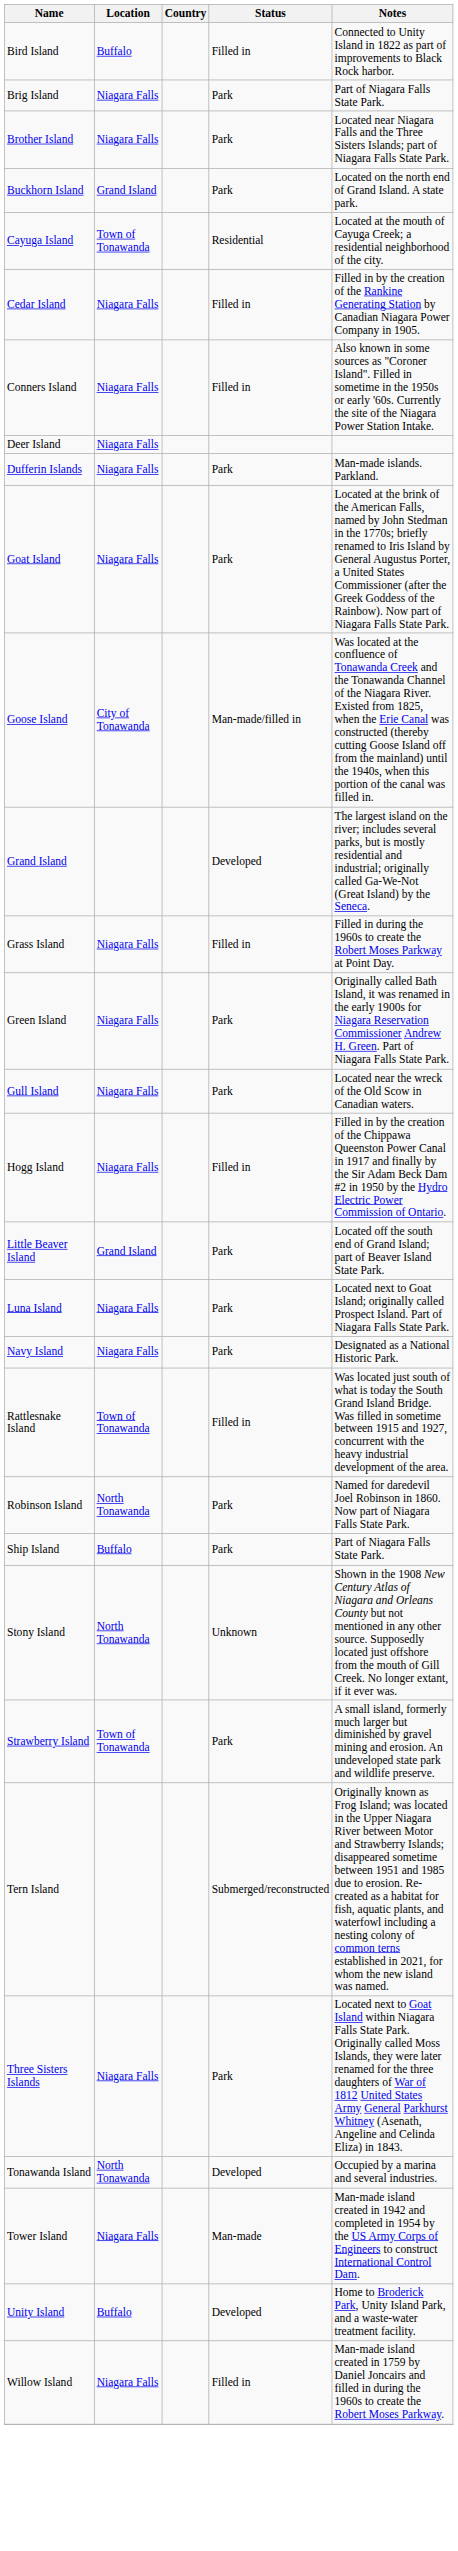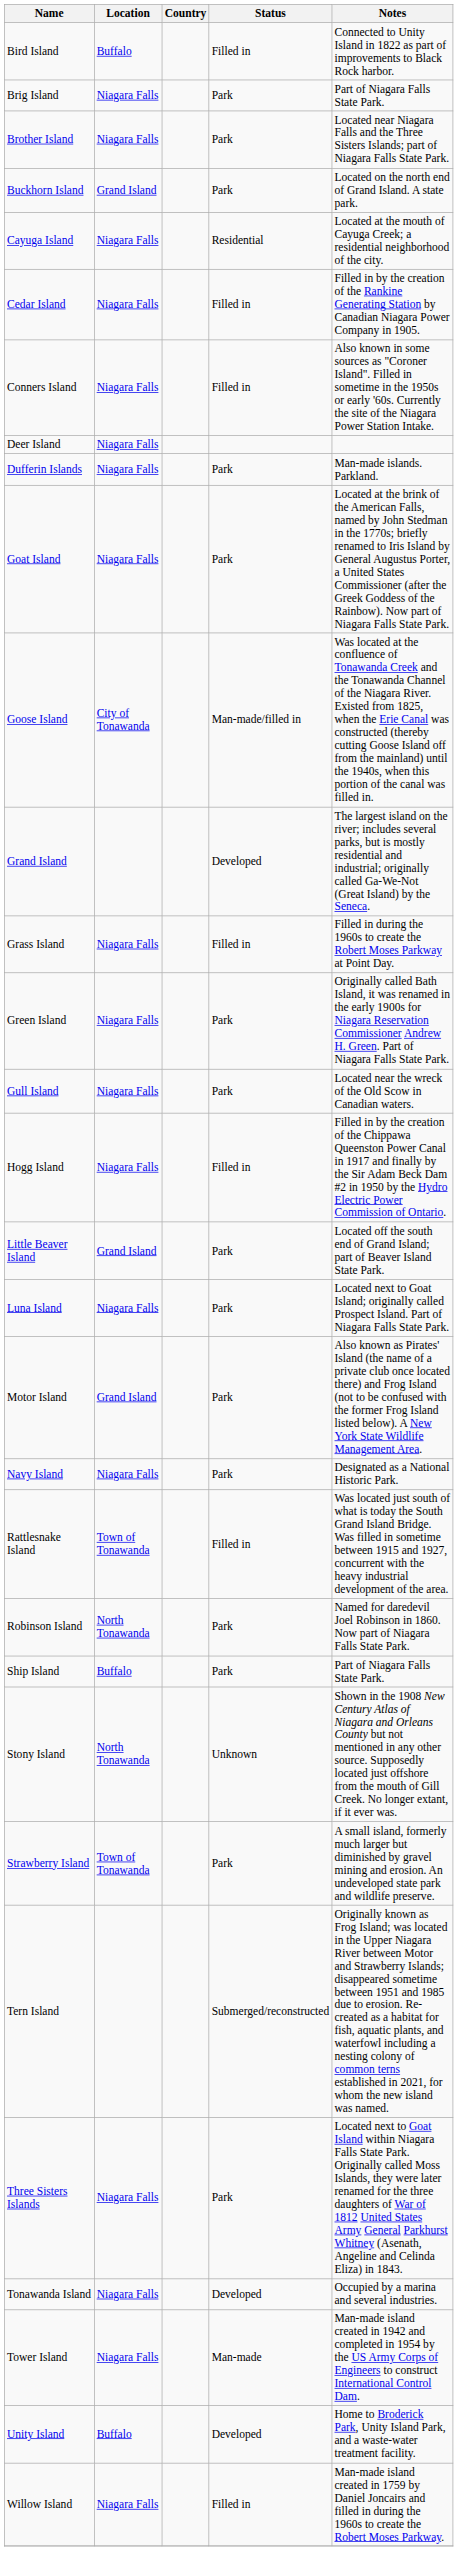(123, 241) Town of Tonawanda -> (128, 241) Niagara Falls
+ row: (37, 1397)
(123, 2172) North Tonawanda -> (128, 2294) Niagara Falls
